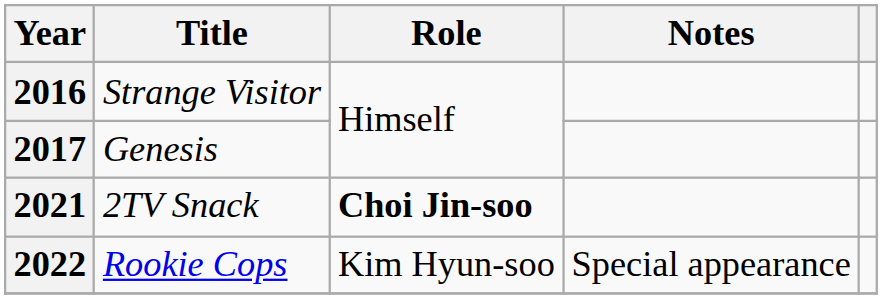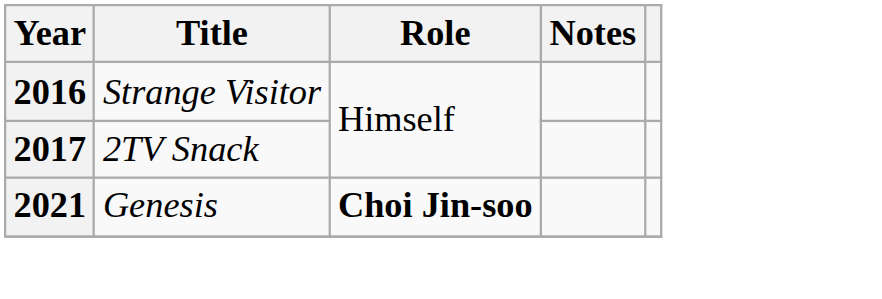(160, 148) Genesis -> (181, 148) 2TV Snack
(181, 206) 2TV Snack -> (160, 206) Genesis
- row: (50, 263)
